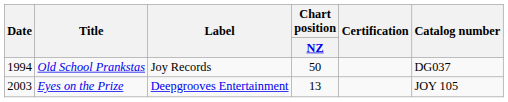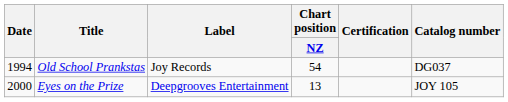(315, 67) 50 -> (315, 67) 54
(20, 86) 2003 -> (20, 86) 2000
